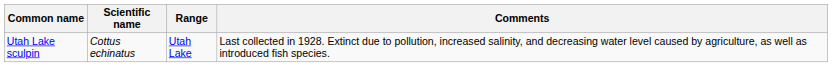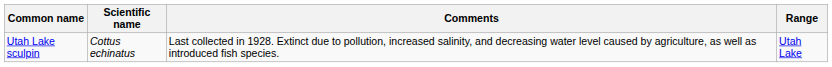columns swapped: (192, 18) <-> (522, 18)
